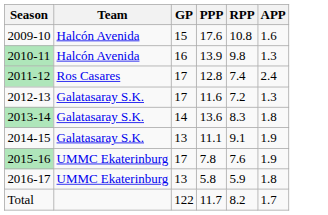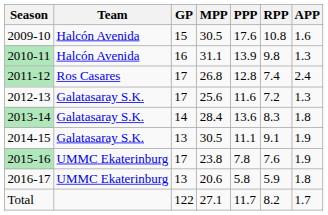+ column: (214, 14)
